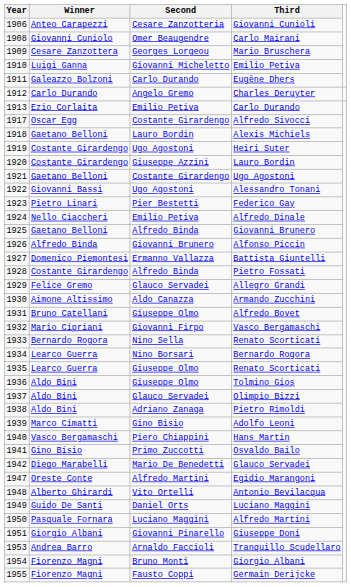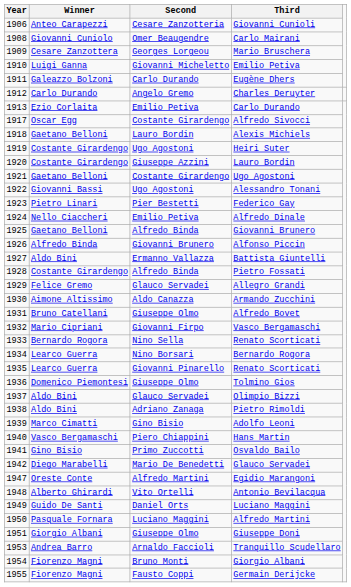(80, 259) Domenico Piemontesi -> (54, 259) Aldo Bini
(165, 369) Giuseppe Olmo -> (178, 369) Giovanni Pinarello
(54, 383) Aldo Bini -> (80, 383) Domenico Piemontesi
(178, 534) Giovanni Pinarello -> (165, 534) Giuseppe Olmo
